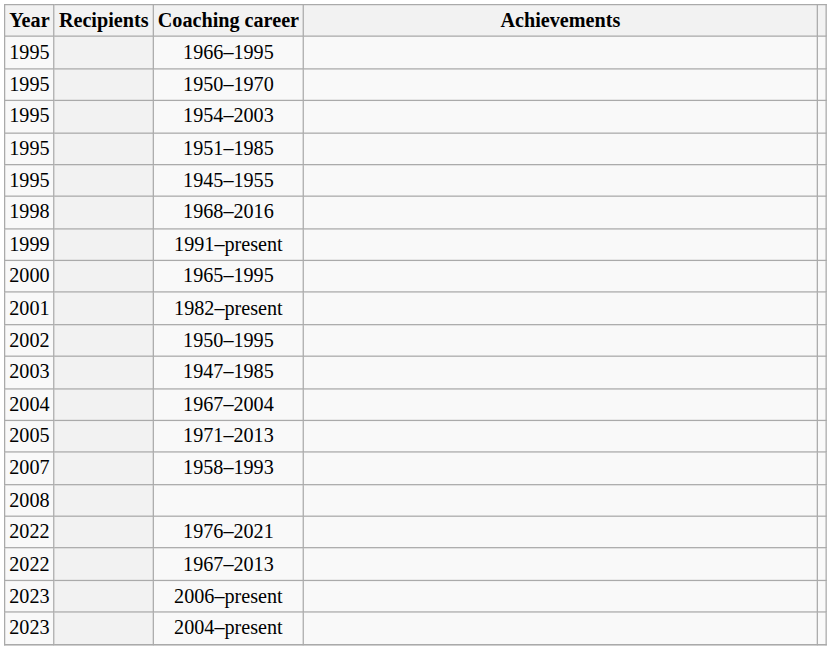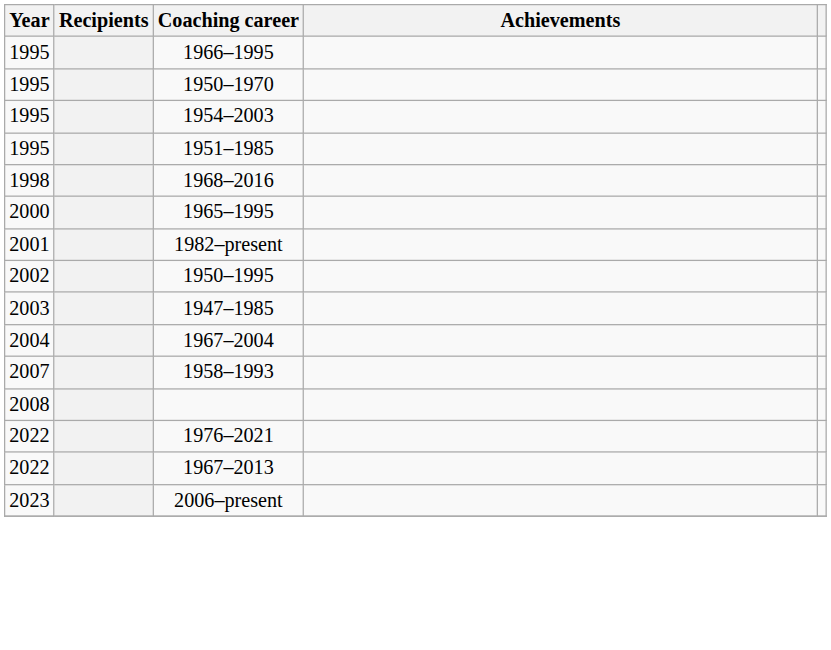- row: (29, 180)
- row: (29, 244)
- row: (29, 436)
- row: (29, 627)
